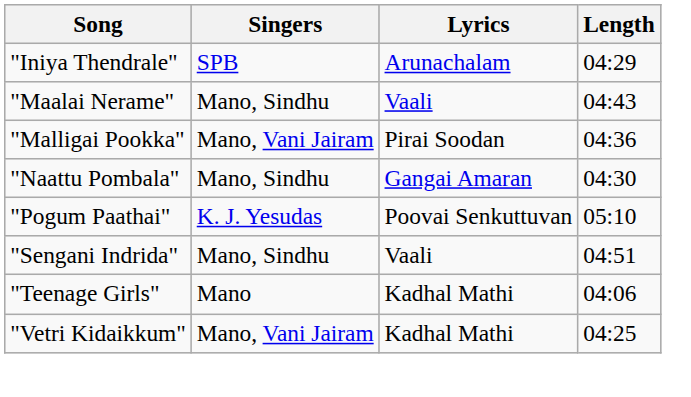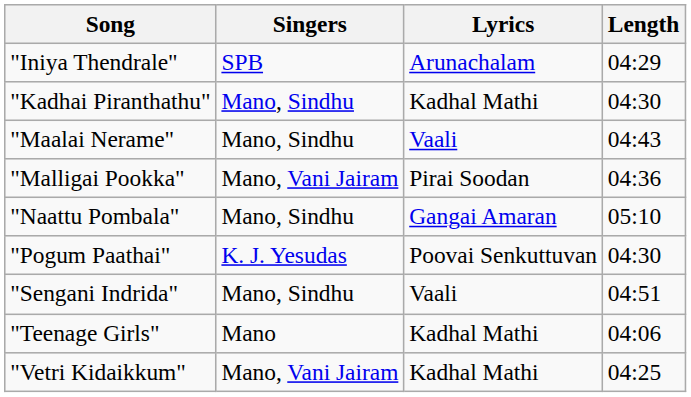+ row: (110, 101)
(610, 178) 04:30 -> (634, 216) 05:10
(610, 216) 05:10 -> (634, 255) 04:30
